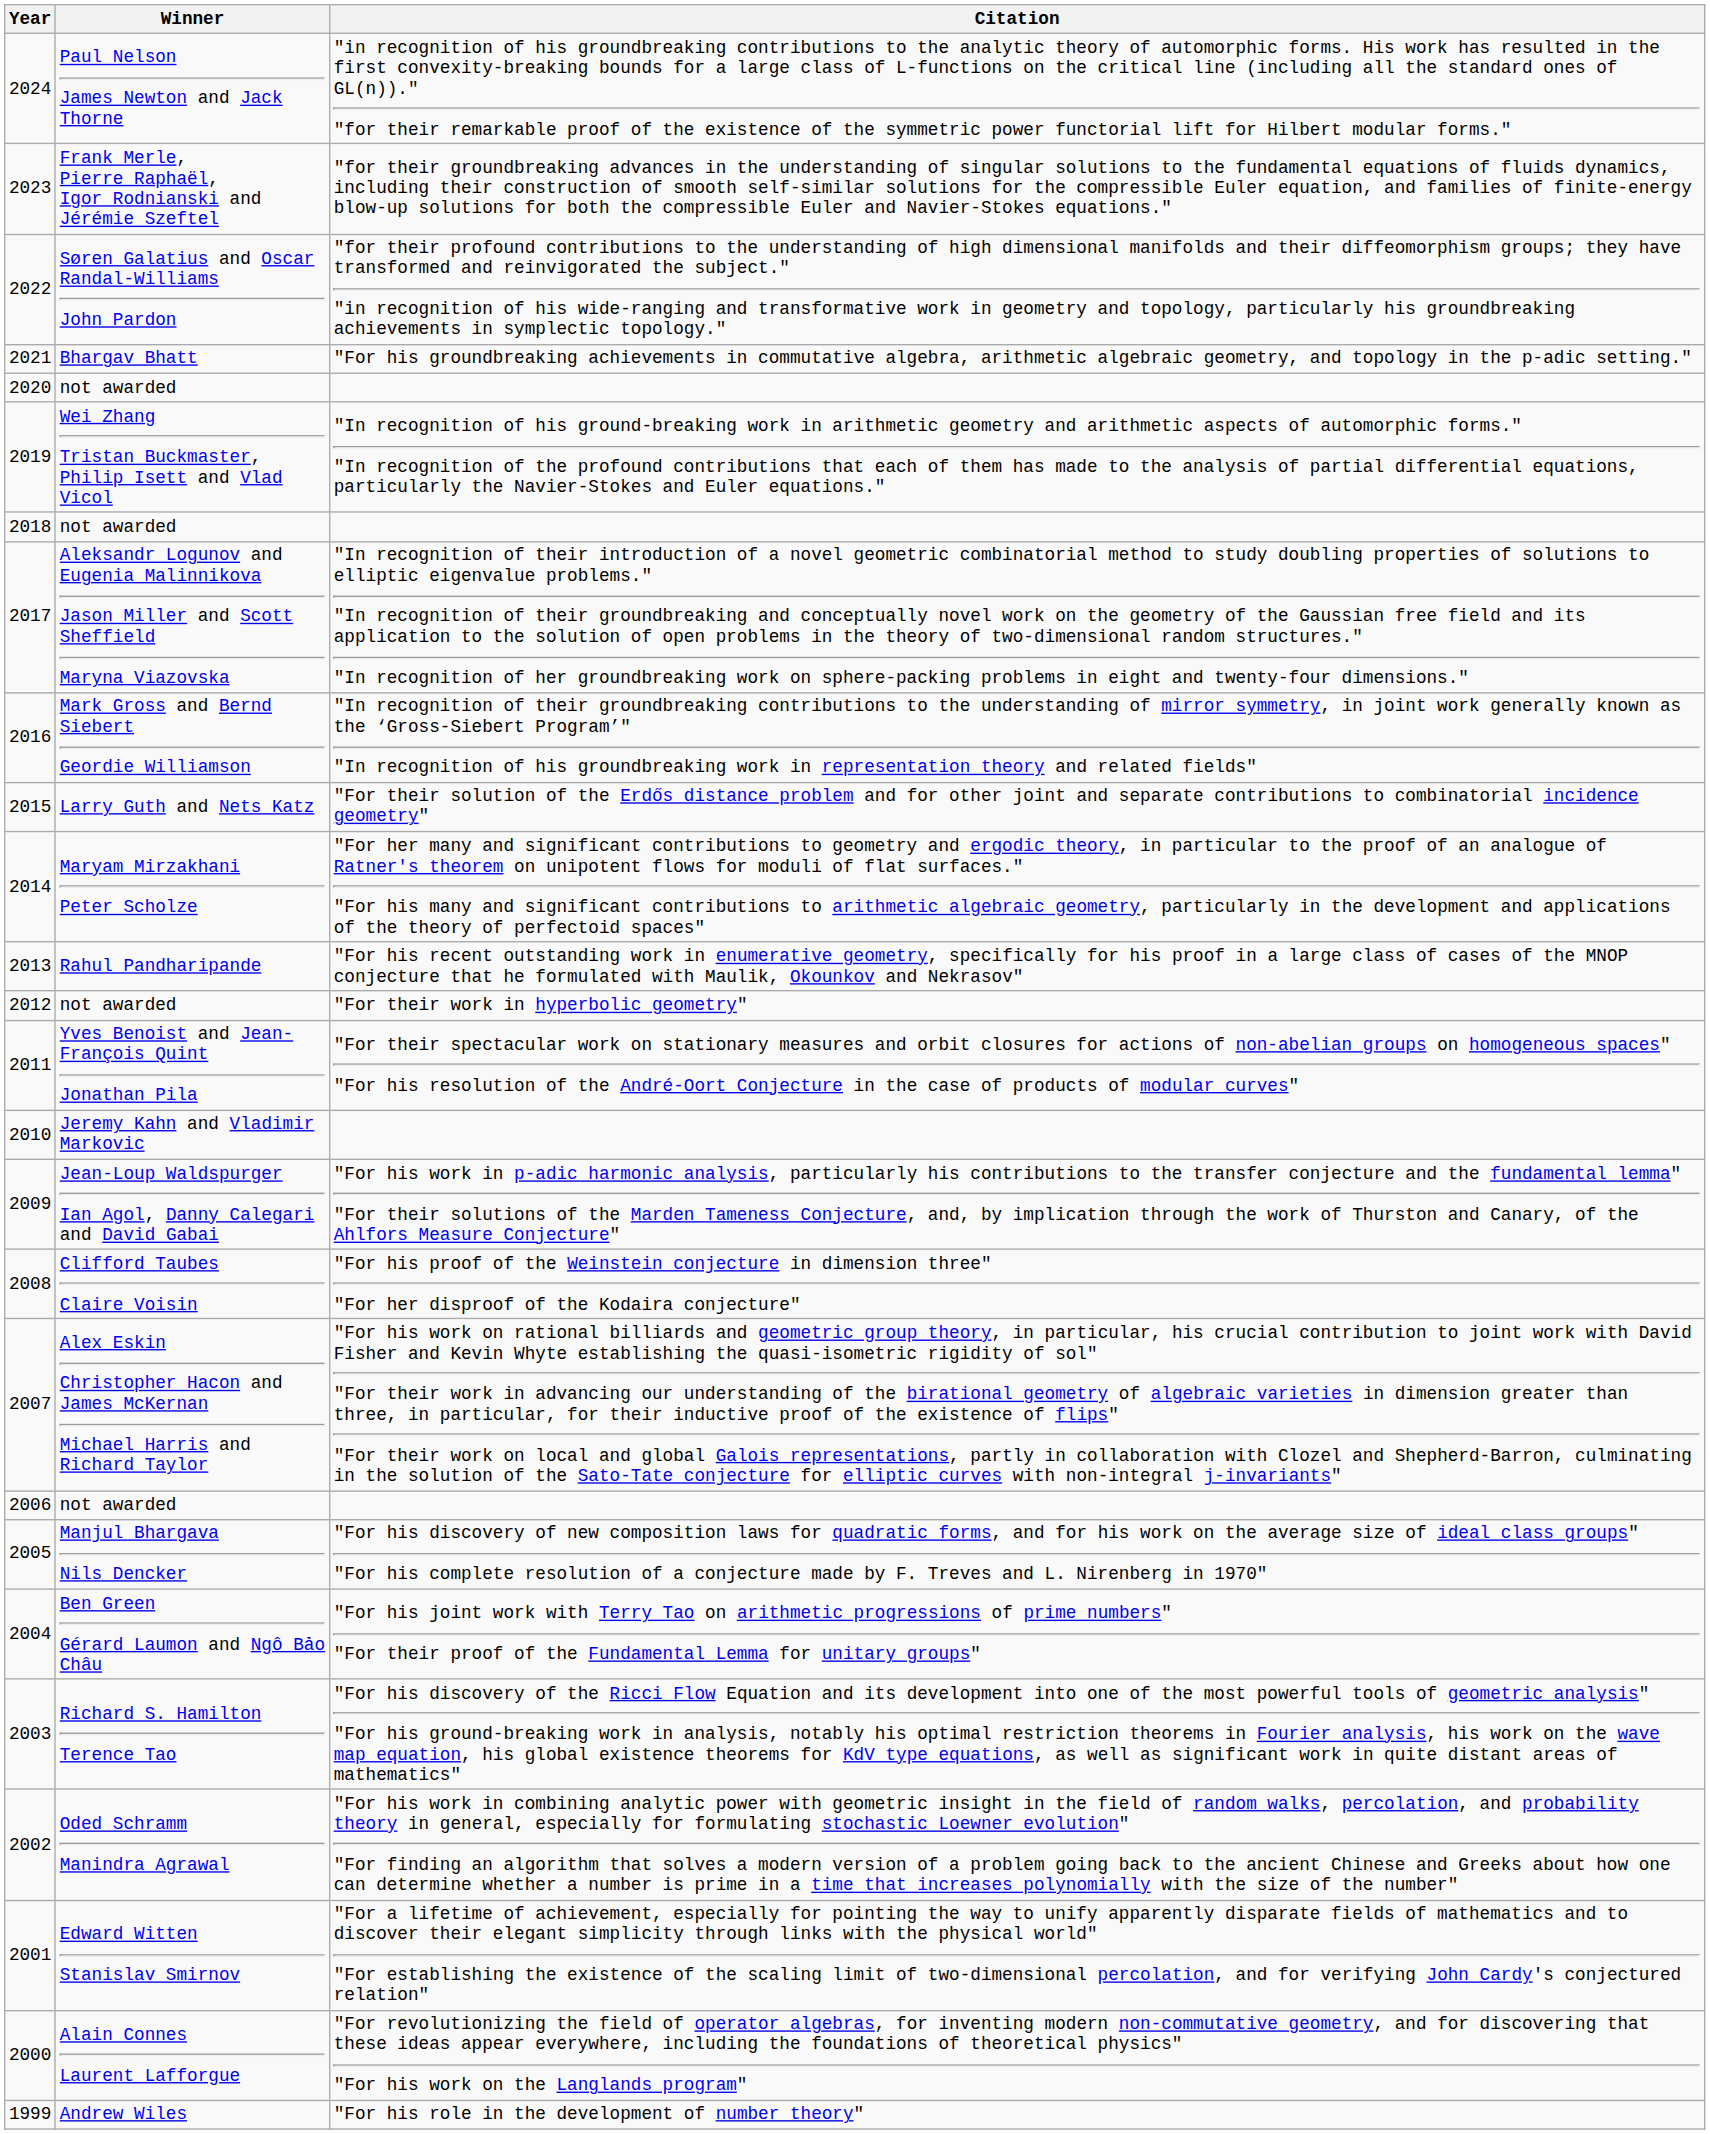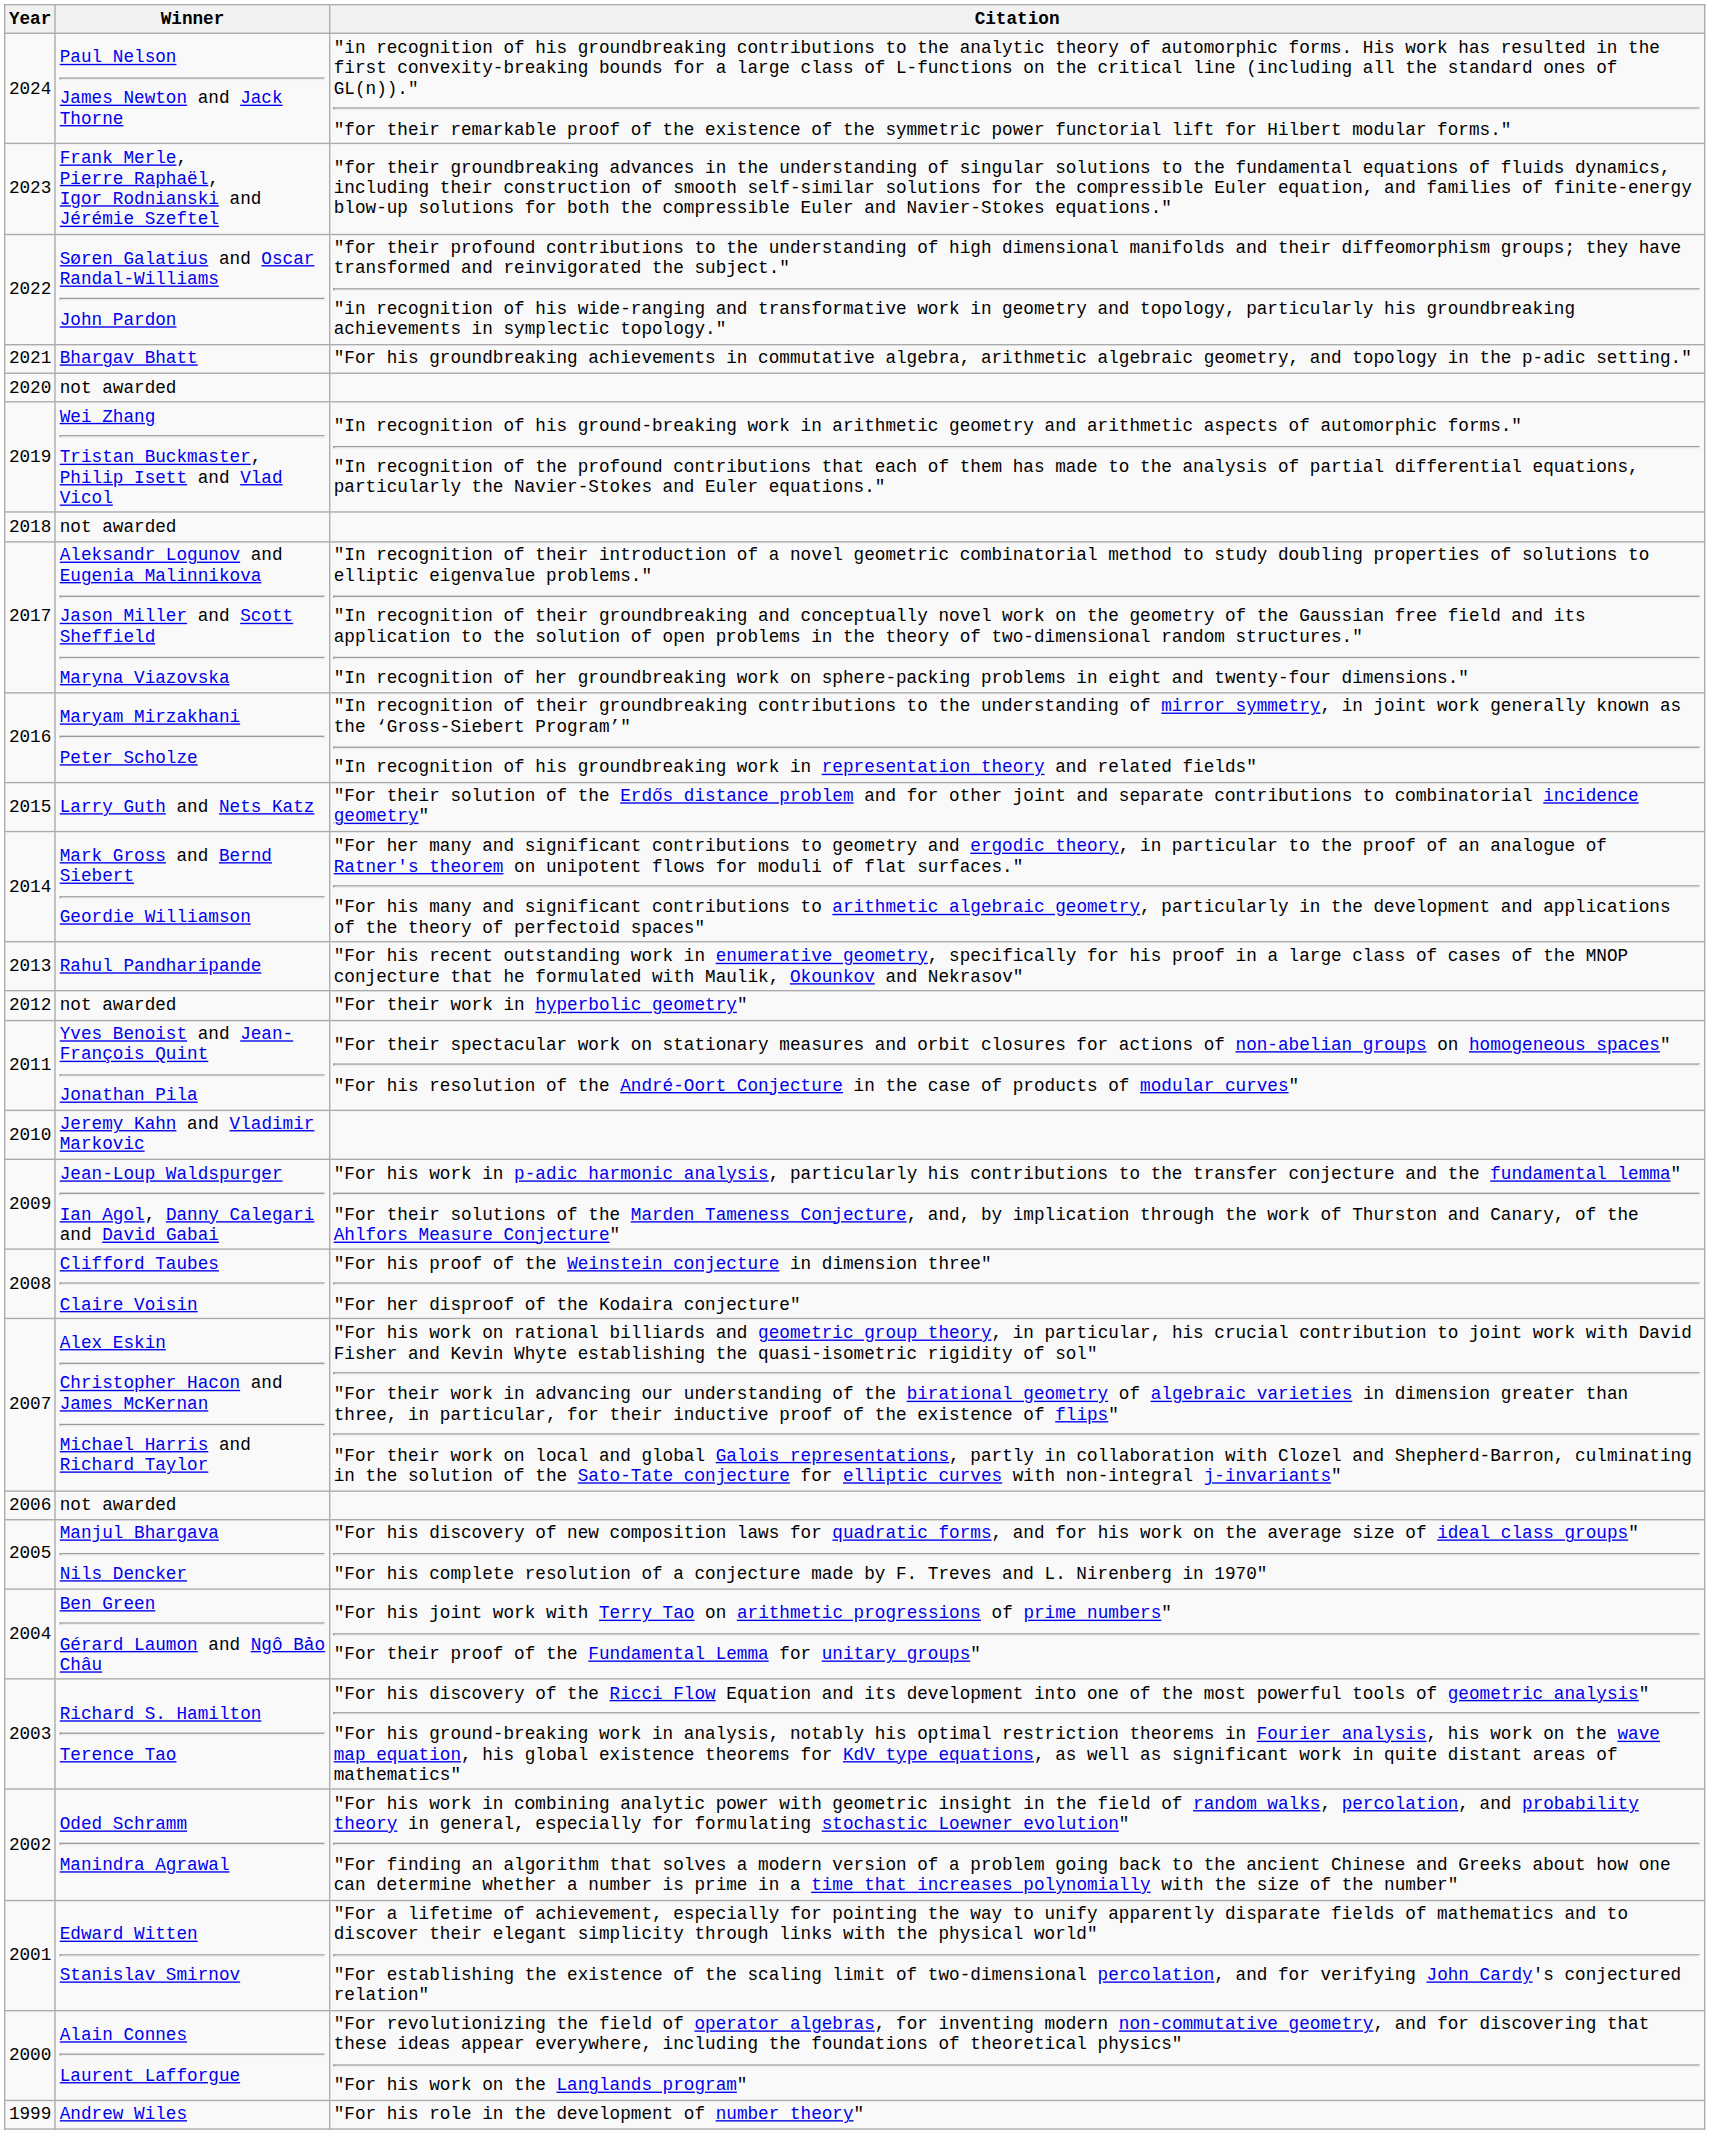(193, 737) Mark Gross and Bernd Siebert Geordie Williamson -> (193, 737) Maryam Mirzakhani Peter Scholze
(193, 887) Maryam Mirzakhani Peter Scholze -> (193, 887) Mark Gross and Bernd Siebert Geordie Williamson
